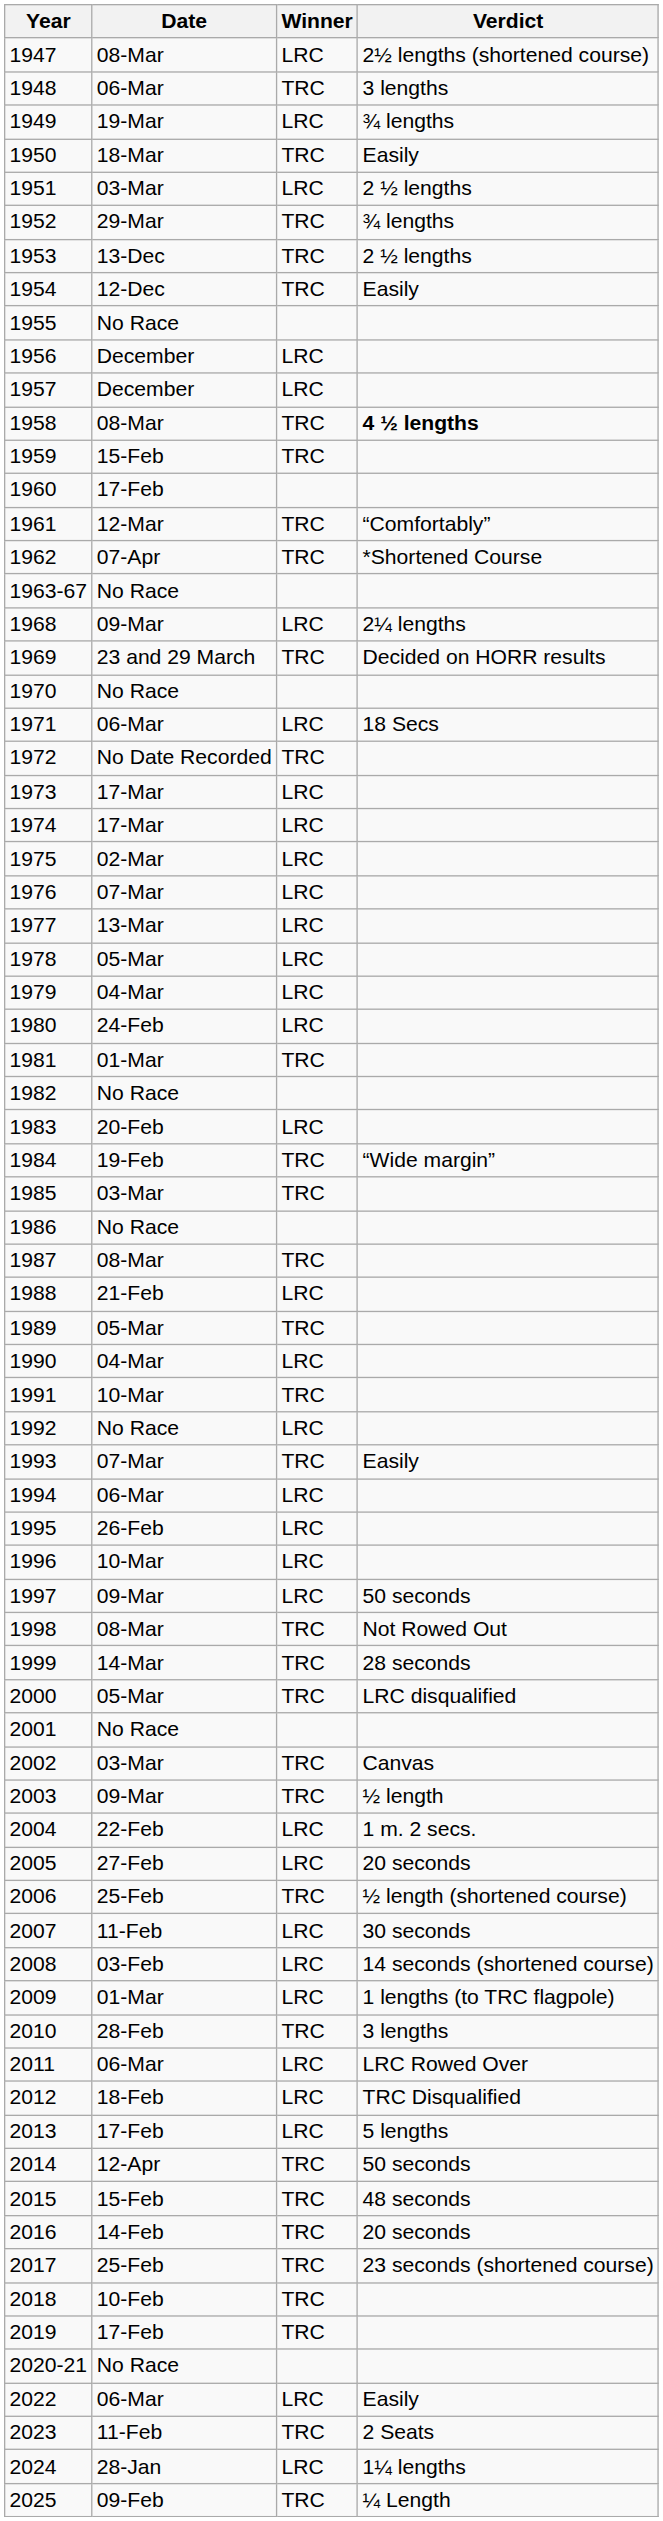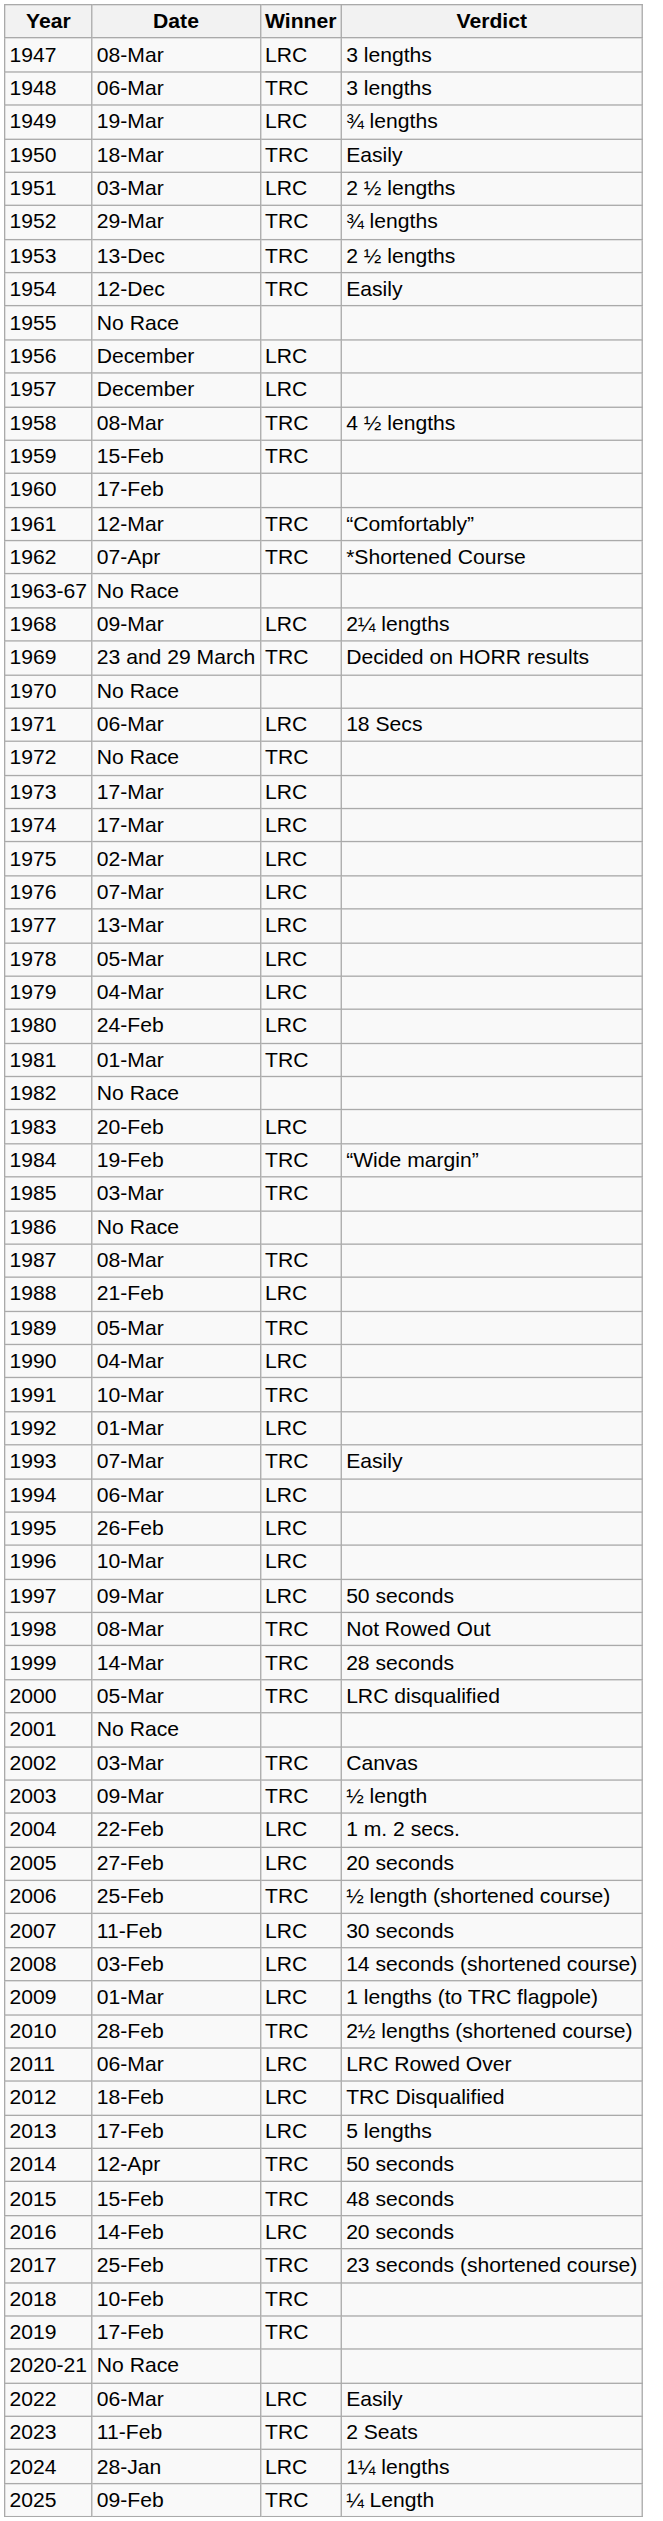(506, 54) 2½ lengths (shortened course) -> (389, 54) 3 lengths
(421, 423) bold -> (401, 423) normal
(184, 758) No Date Recorded -> (138, 758) No Race
(138, 1428) No Race -> (130, 1428) 01-Mar
(405, 2030) 3 lengths -> (489, 2030) 2½ lengths (shortened course)
(303, 2231) TRC -> (286, 2231) LRC
